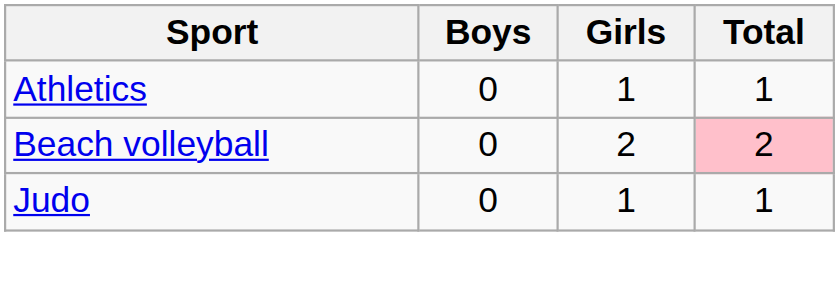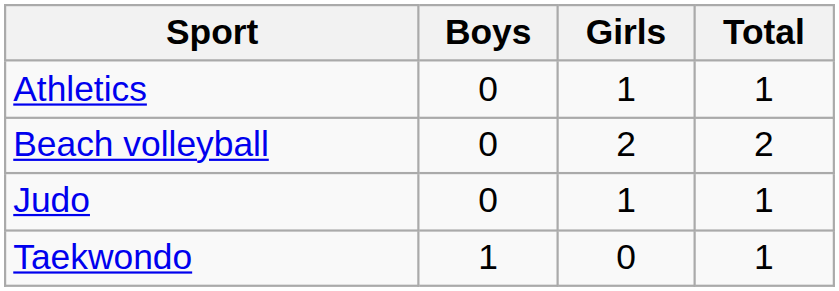(764, 144) pink background -> (764, 144) no background
+ row: (103, 256)
